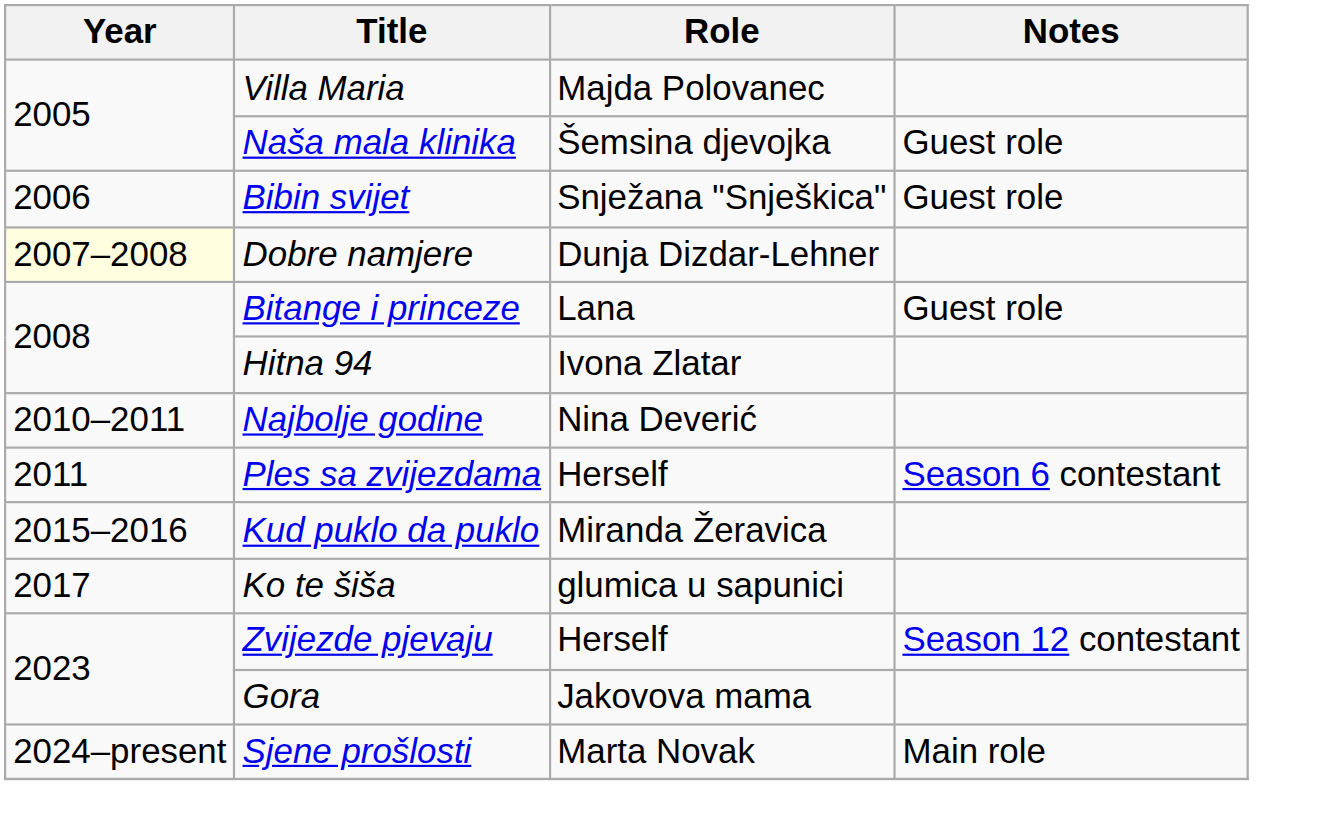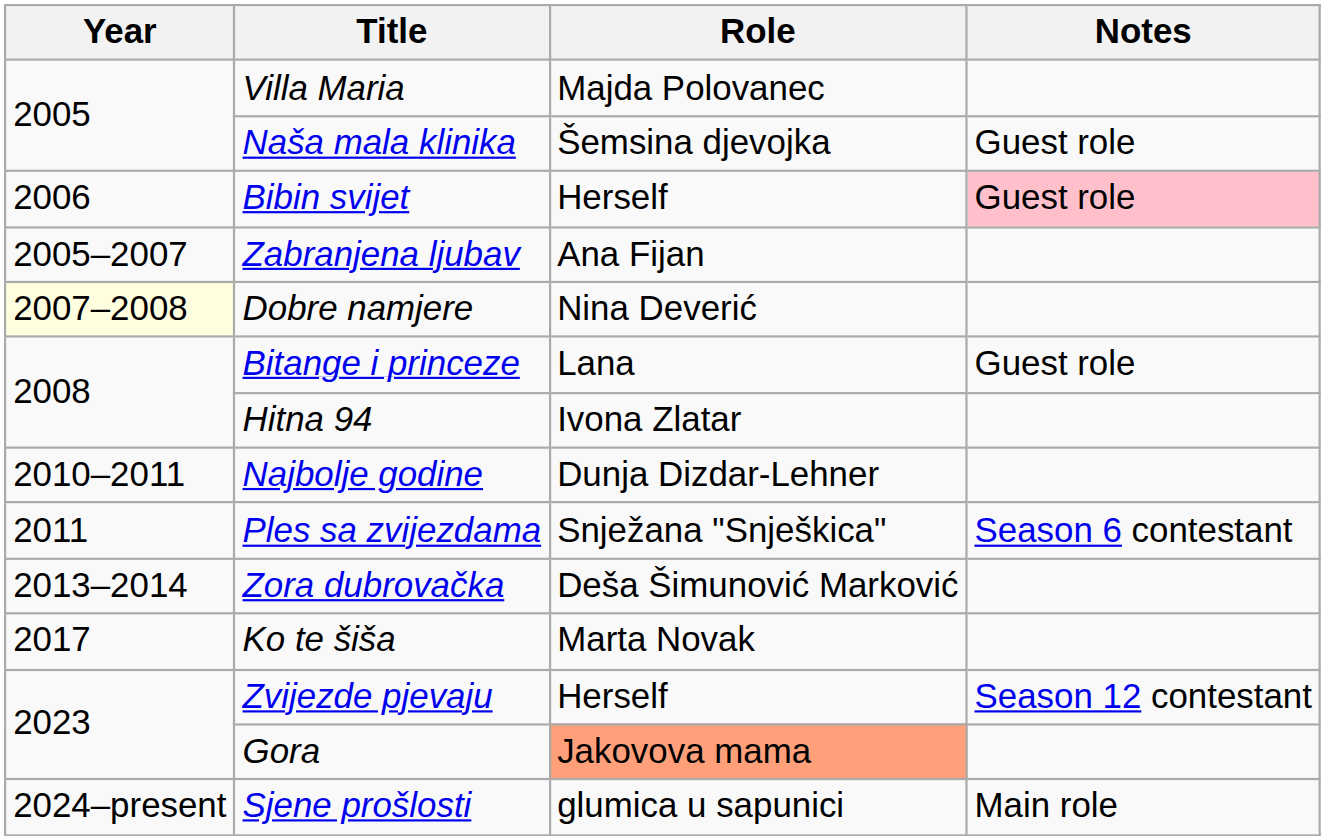(722, 198) Snježana "Snješkica" -> (612, 198) Herself
(983, 198) no background -> (1055, 198) pink background
+ row: (381, 253)
(718, 253) Dunja Dizdar-Lehner -> (657, 308) Nina Deverić
(657, 419) Nina Deverić -> (718, 474) Dunja Dizdar-Lehner
(612, 474) Herself -> (722, 530) Snježana "Snješkica"
+ row: (373, 585)
- row: (391, 530)
(701, 585) glumica u sapunici -> (656, 640) Marta Novak
(684, 695) no background -> (684, 751) lightsalmon background
(656, 751) Marta Novak -> (701, 806) glumica u sapunici
